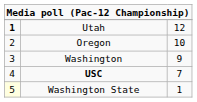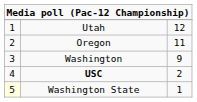(12, 28) bold -> (12, 28) normal
(179, 43) 10 -> (179, 43) 11
(179, 74) 7 -> (179, 74) 2
